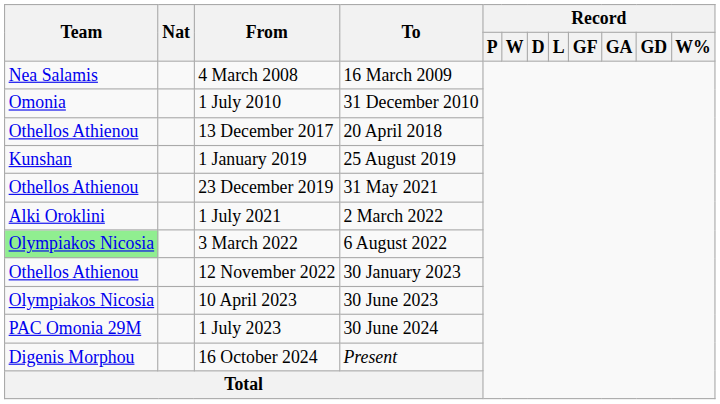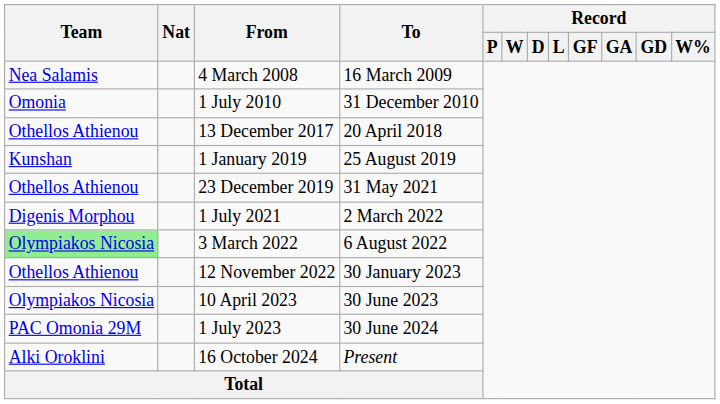(57, 215) Alki Oroklini -> (72, 215) Digenis Morphou
(72, 356) Digenis Morphou -> (57, 356) Alki Oroklini
